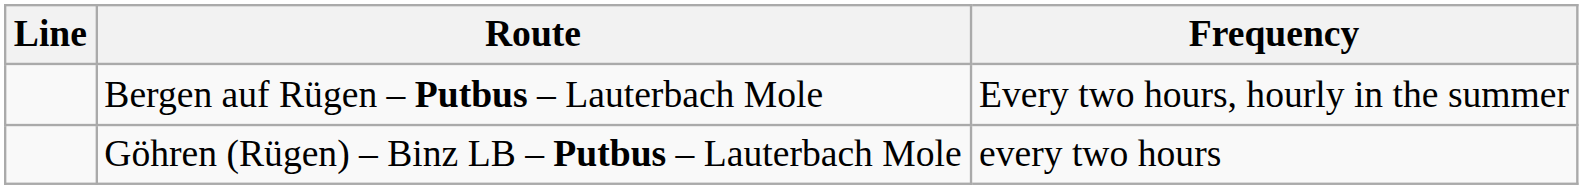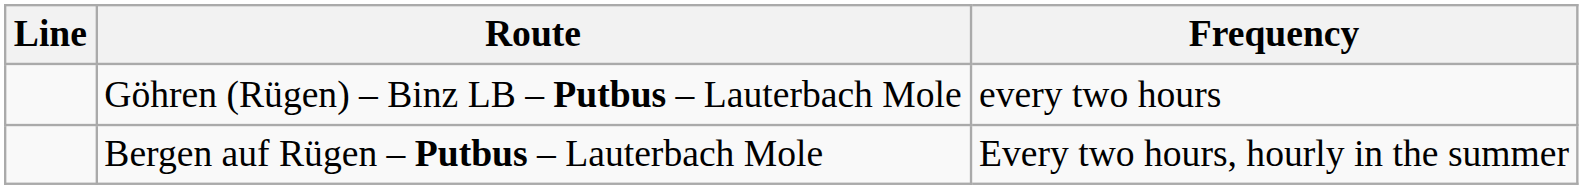rows swapped: (464, 93) <-> (533, 153)
